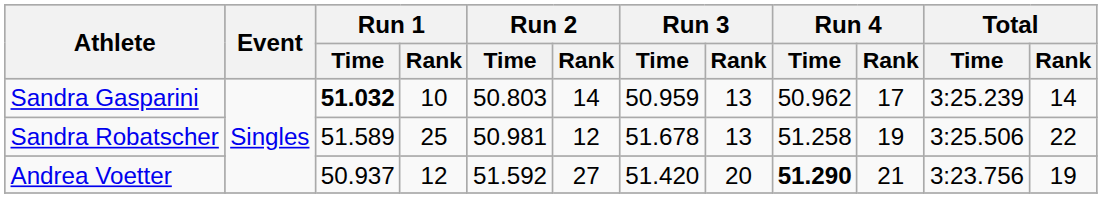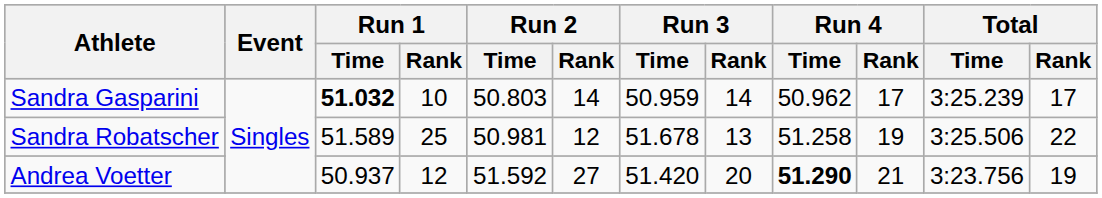(738, 99) 13 -> (738, 99) 14
(1063, 99) 14 -> (1063, 99) 17
